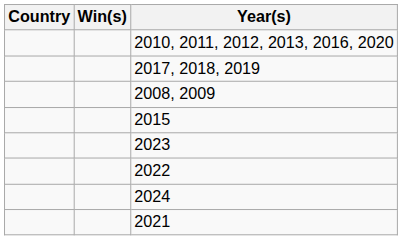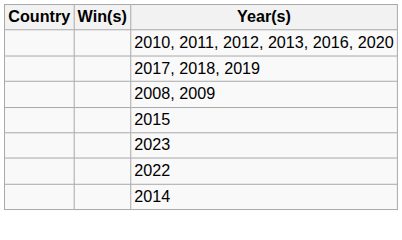- row: (152, 196)
+ row: (152, 196)
- row: (152, 222)
